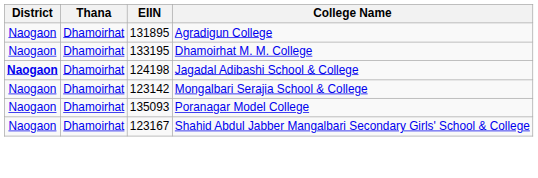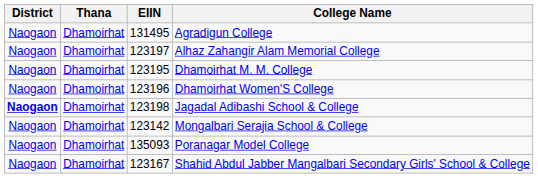(150, 32) 131895 -> (150, 32) 131495
+ row: (277, 51)
(150, 51) 133195 -> (150, 70) 123195
+ row: (254, 88)
(150, 70) 124198 -> (150, 107) 123198
